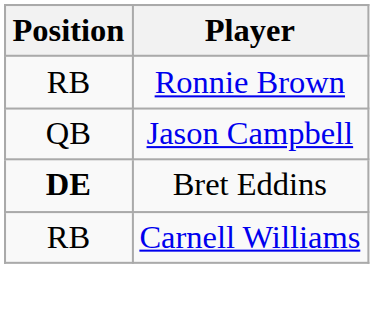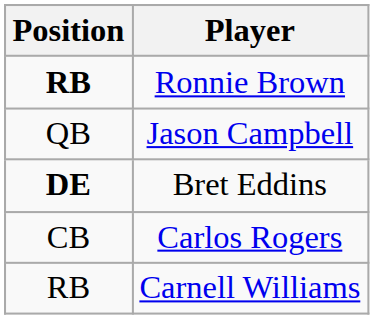(68, 81) normal -> (68, 81) bold
+ row: (250, 236)
